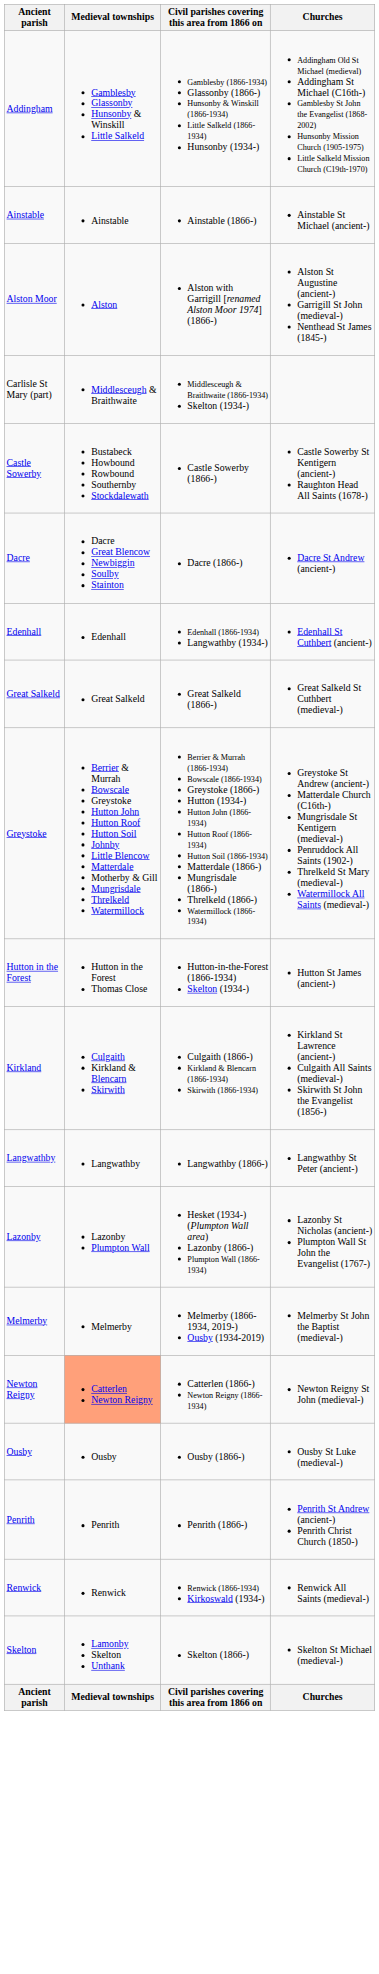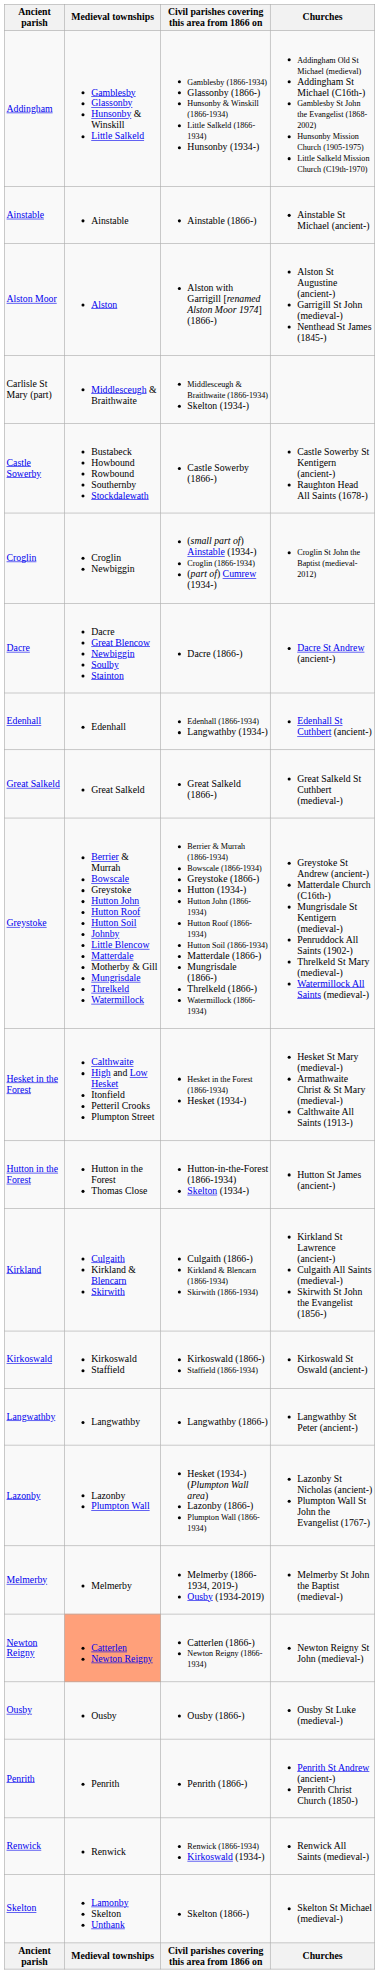+ row: (21, 558)
+ row: (32, 1084)
+ row: (29, 1359)
